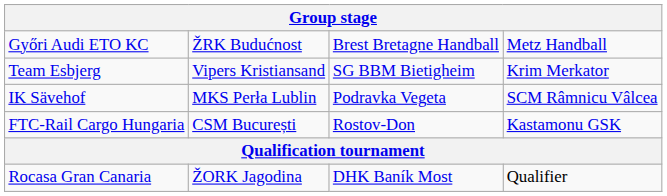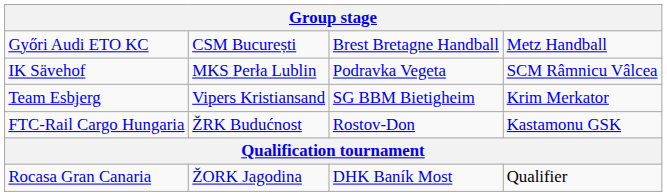(247, 44) ŽRK Budućnost -> (244, 44) CSM București
rows swapped: (55, 71) <-> (47, 97)
(244, 124) CSM București -> (247, 124) ŽRK Budućnost
